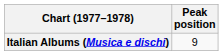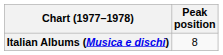(195, 42) 9 -> (195, 42) 8
